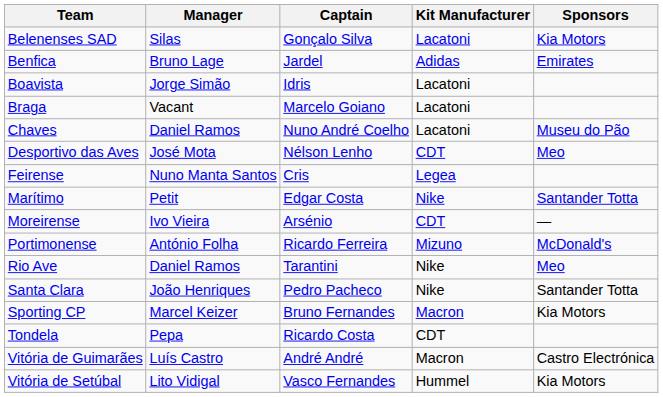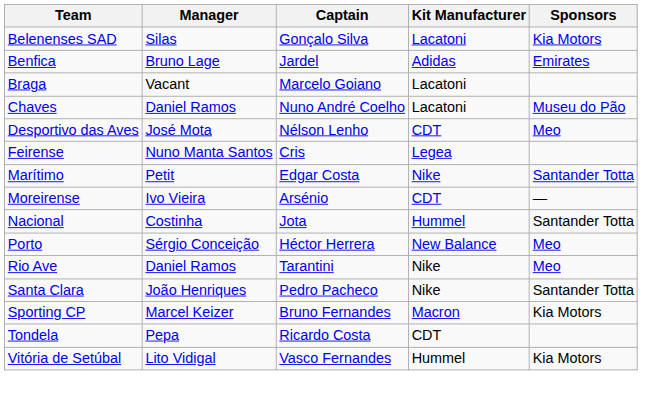- row: (35, 84)
+ row: (36, 221)
- row: (52, 244)
+ row: (25, 244)
- row: (75, 358)
